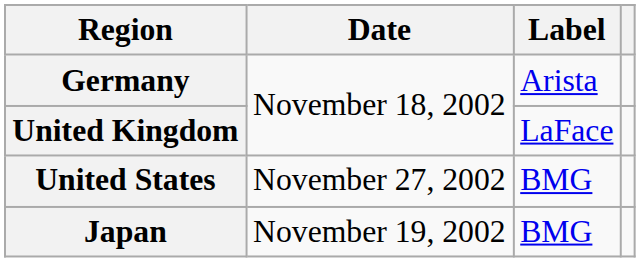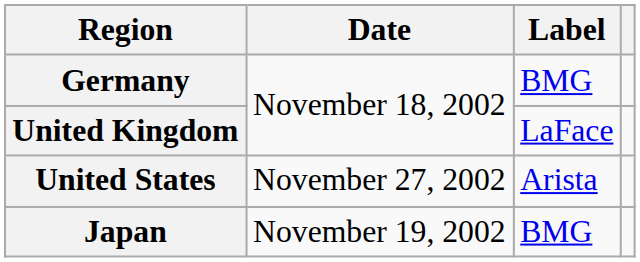(559, 79) Arista -> (556, 79) BMG
(556, 180) BMG -> (559, 180) Arista
